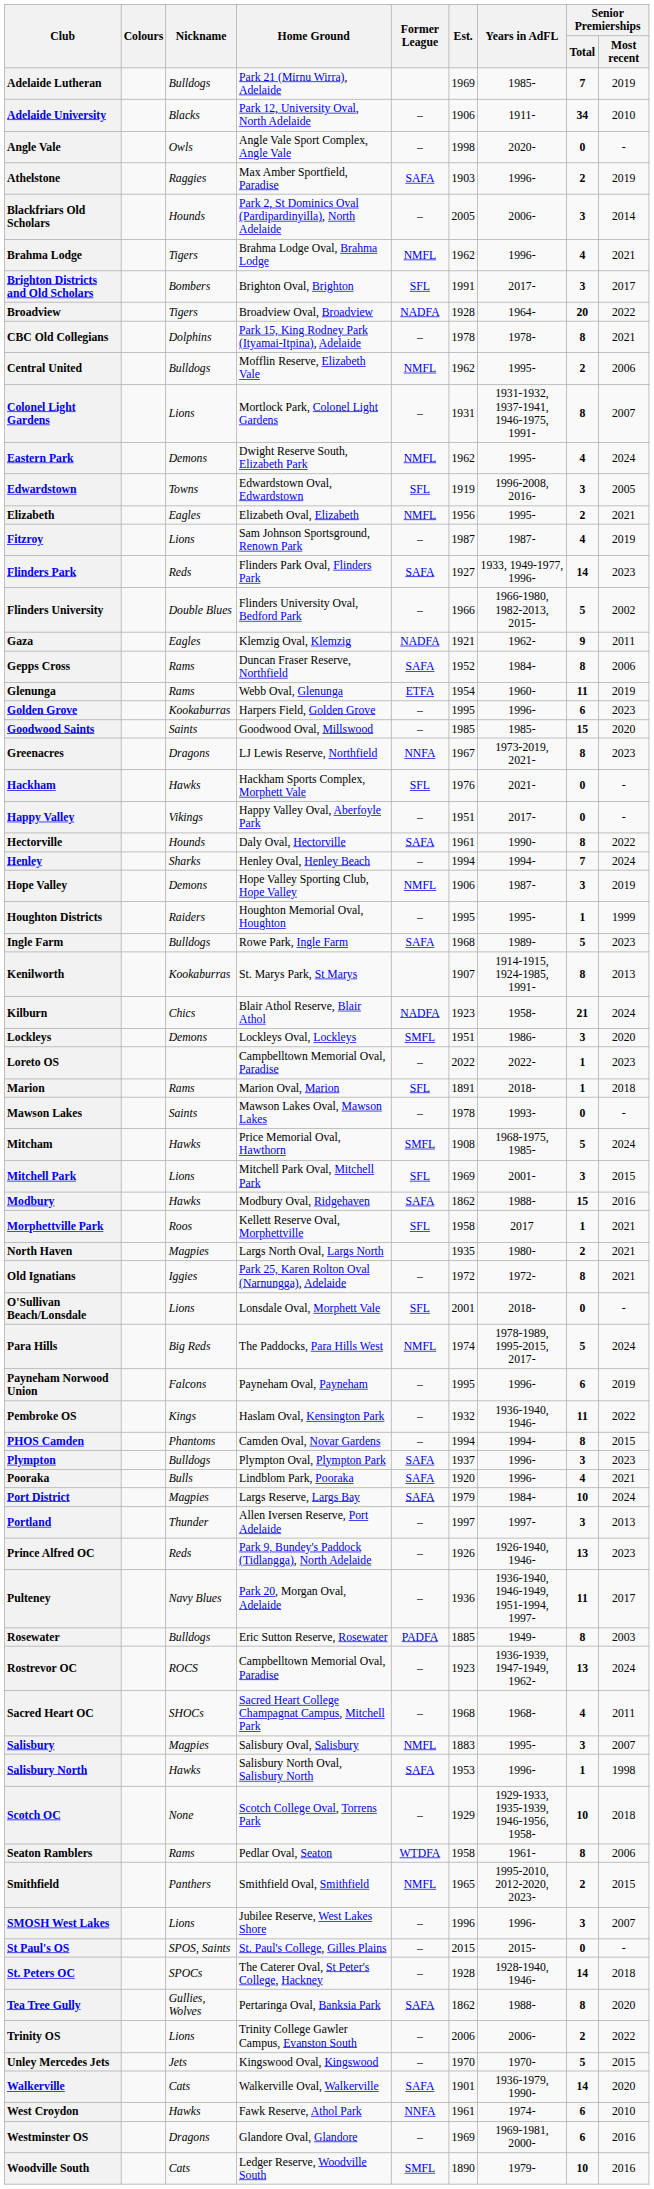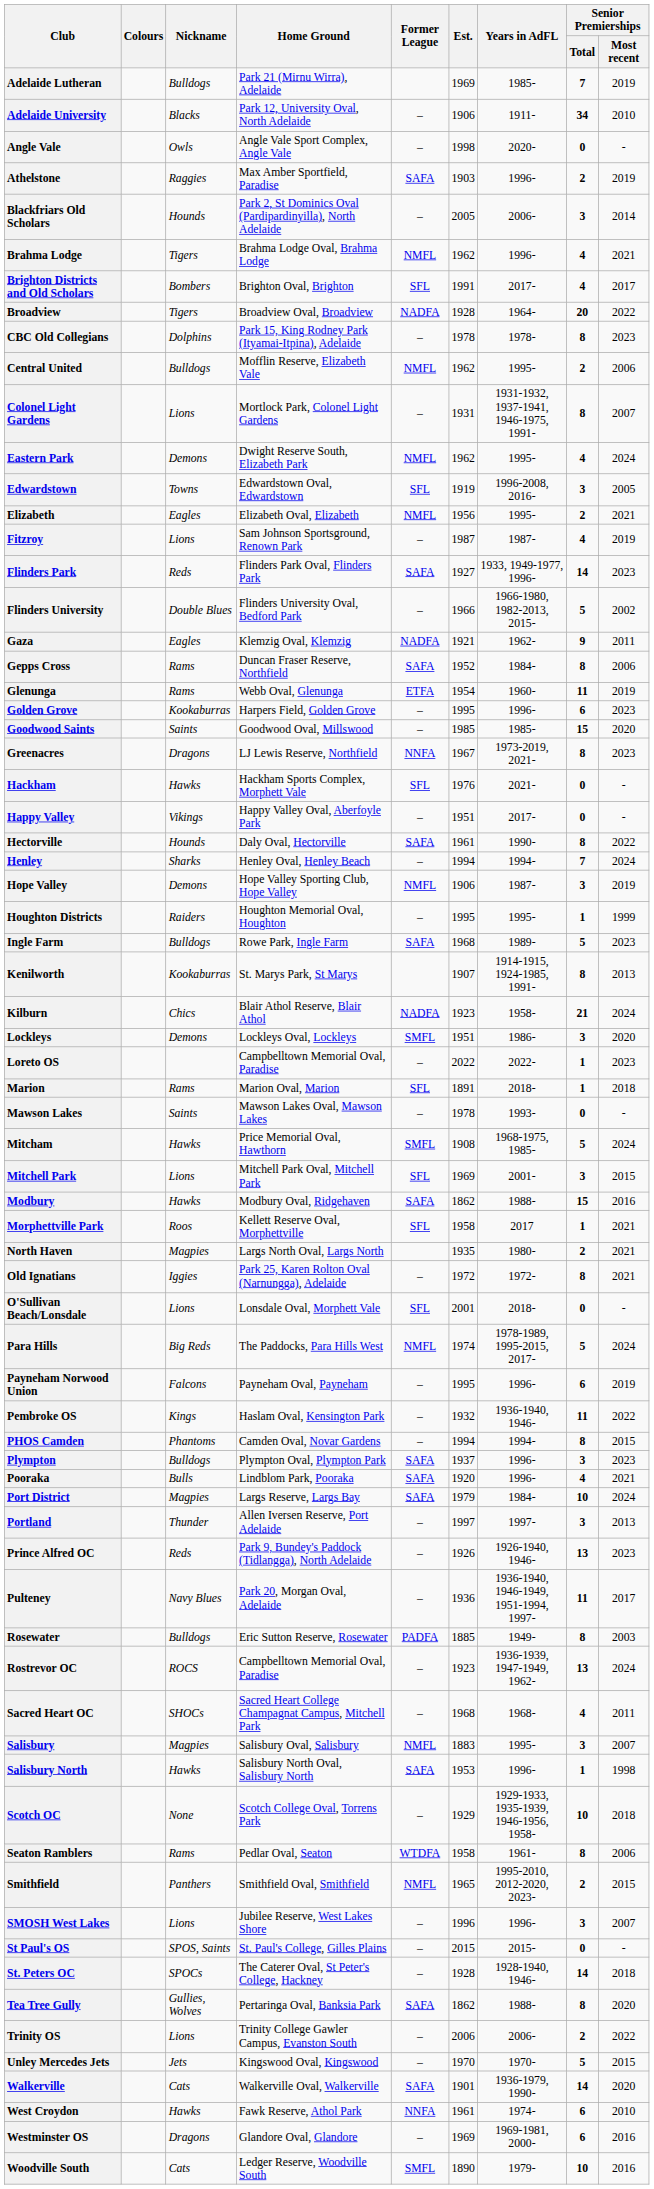(582, 286) 3 -> (582, 286) 4
(624, 336) 2021 -> (624, 336) 2023
